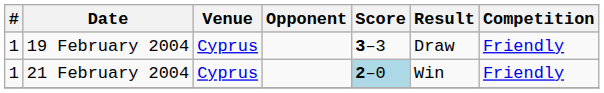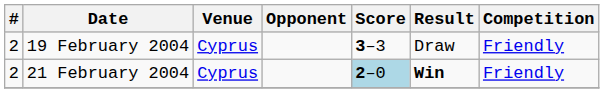(14, 46) 1 -> (14, 46) 2
(14, 74) 1 -> (14, 74) 2
(429, 74) normal -> (429, 74) bold
